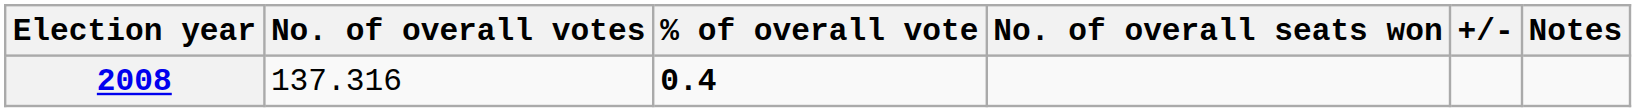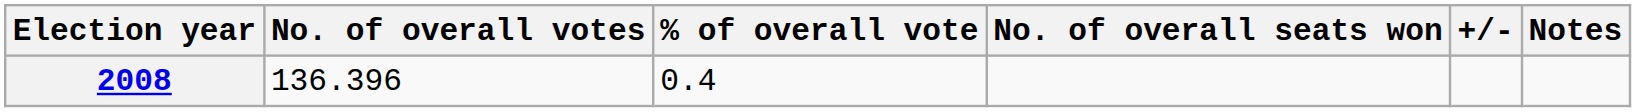(336, 81) 137.316 -> (336, 81) 136.396
(688, 81) bold -> (688, 81) normal
